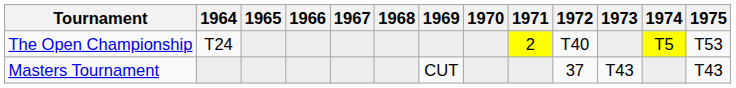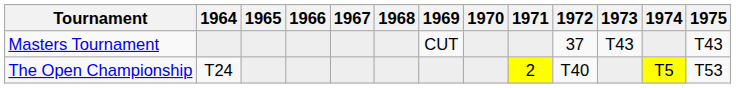rows swapped: (84, 70) <-> (100, 44)
